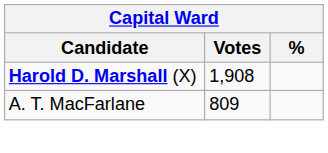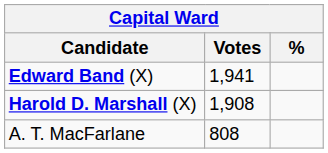+ row: (81, 76)
(224, 104) 809 -> (224, 133) 808
